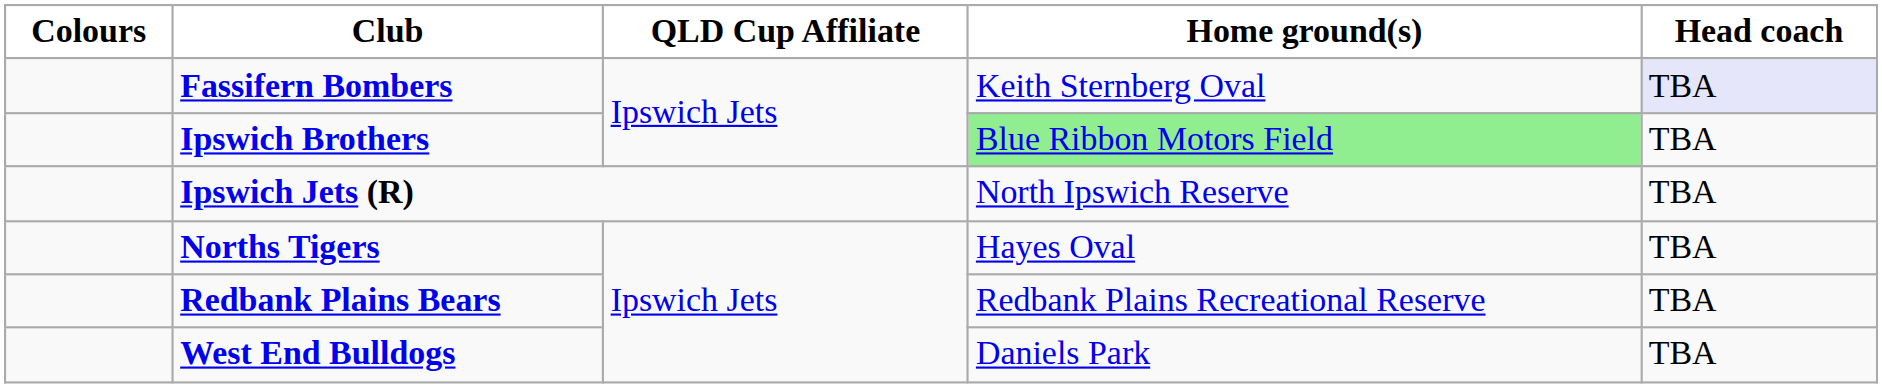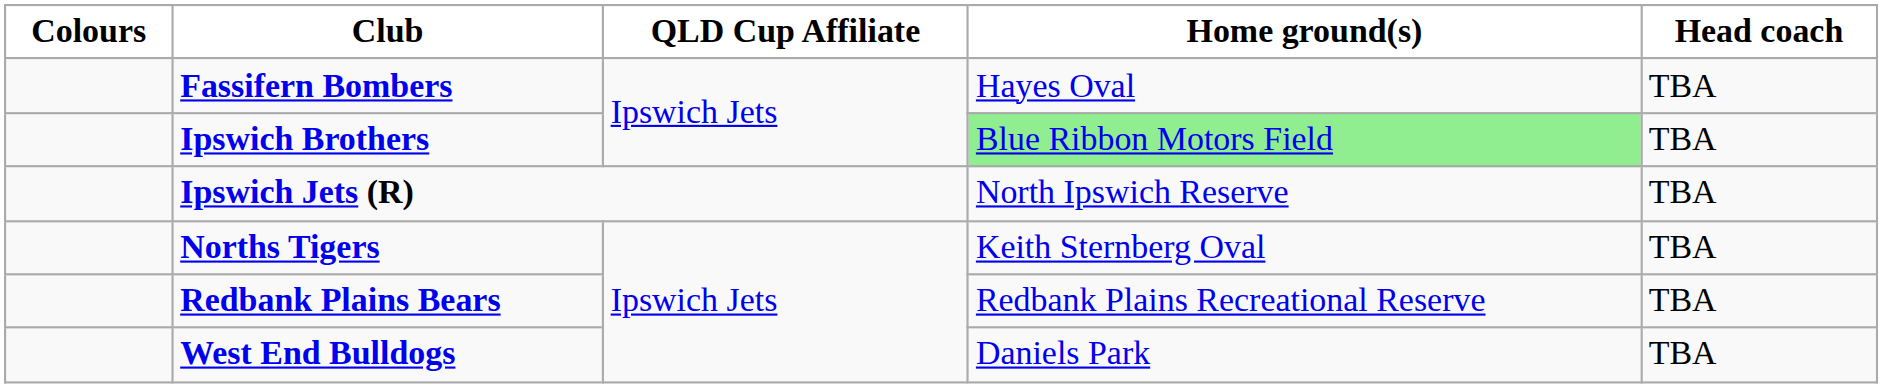(1121, 85) Keith Sternberg Oval -> (1055, 85) Hayes Oval
(1683, 85) lavender background -> (1683, 85) no background
(1055, 246) Hayes Oval -> (1121, 246) Keith Sternberg Oval
